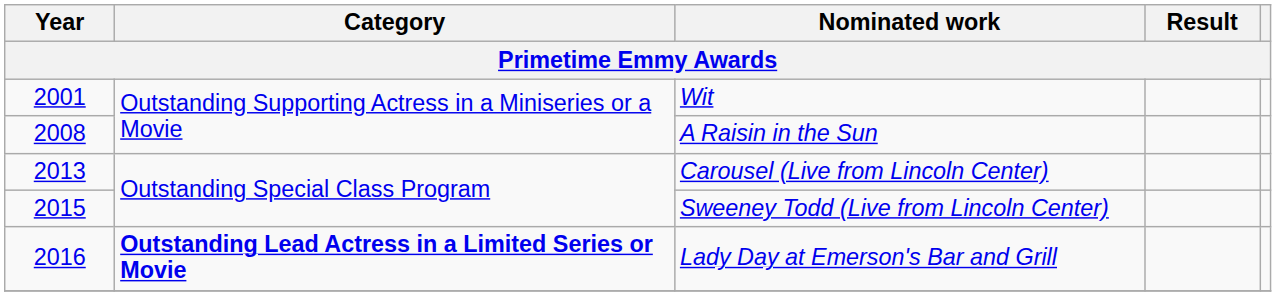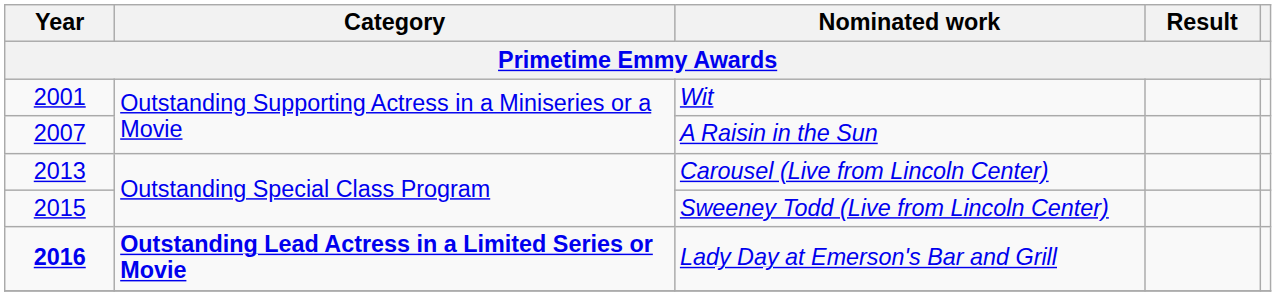(60, 134) 2008 -> (60, 134) 2007
(60, 258) normal -> (60, 258) bold
